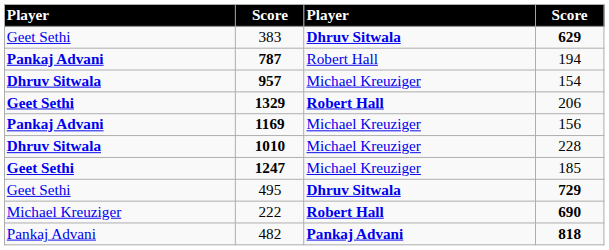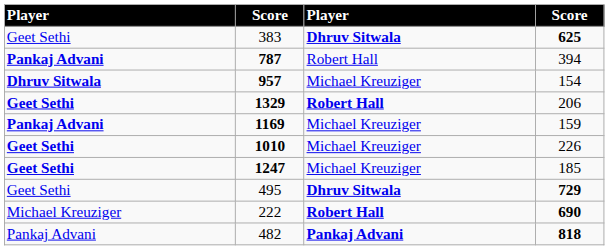(570, 37) 629 -> (570, 37) 625
(570, 59) 194 -> (570, 59) 394
(570, 124) 156 -> (570, 124) 159
(54, 146) Dhruv Sitwala -> (40, 146) Geet Sethi
(570, 146) 228 -> (570, 146) 226
